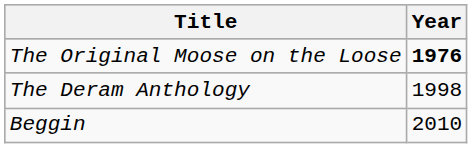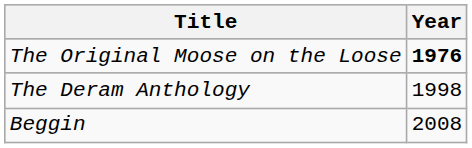(437, 125) 2010 -> (437, 125) 2008
